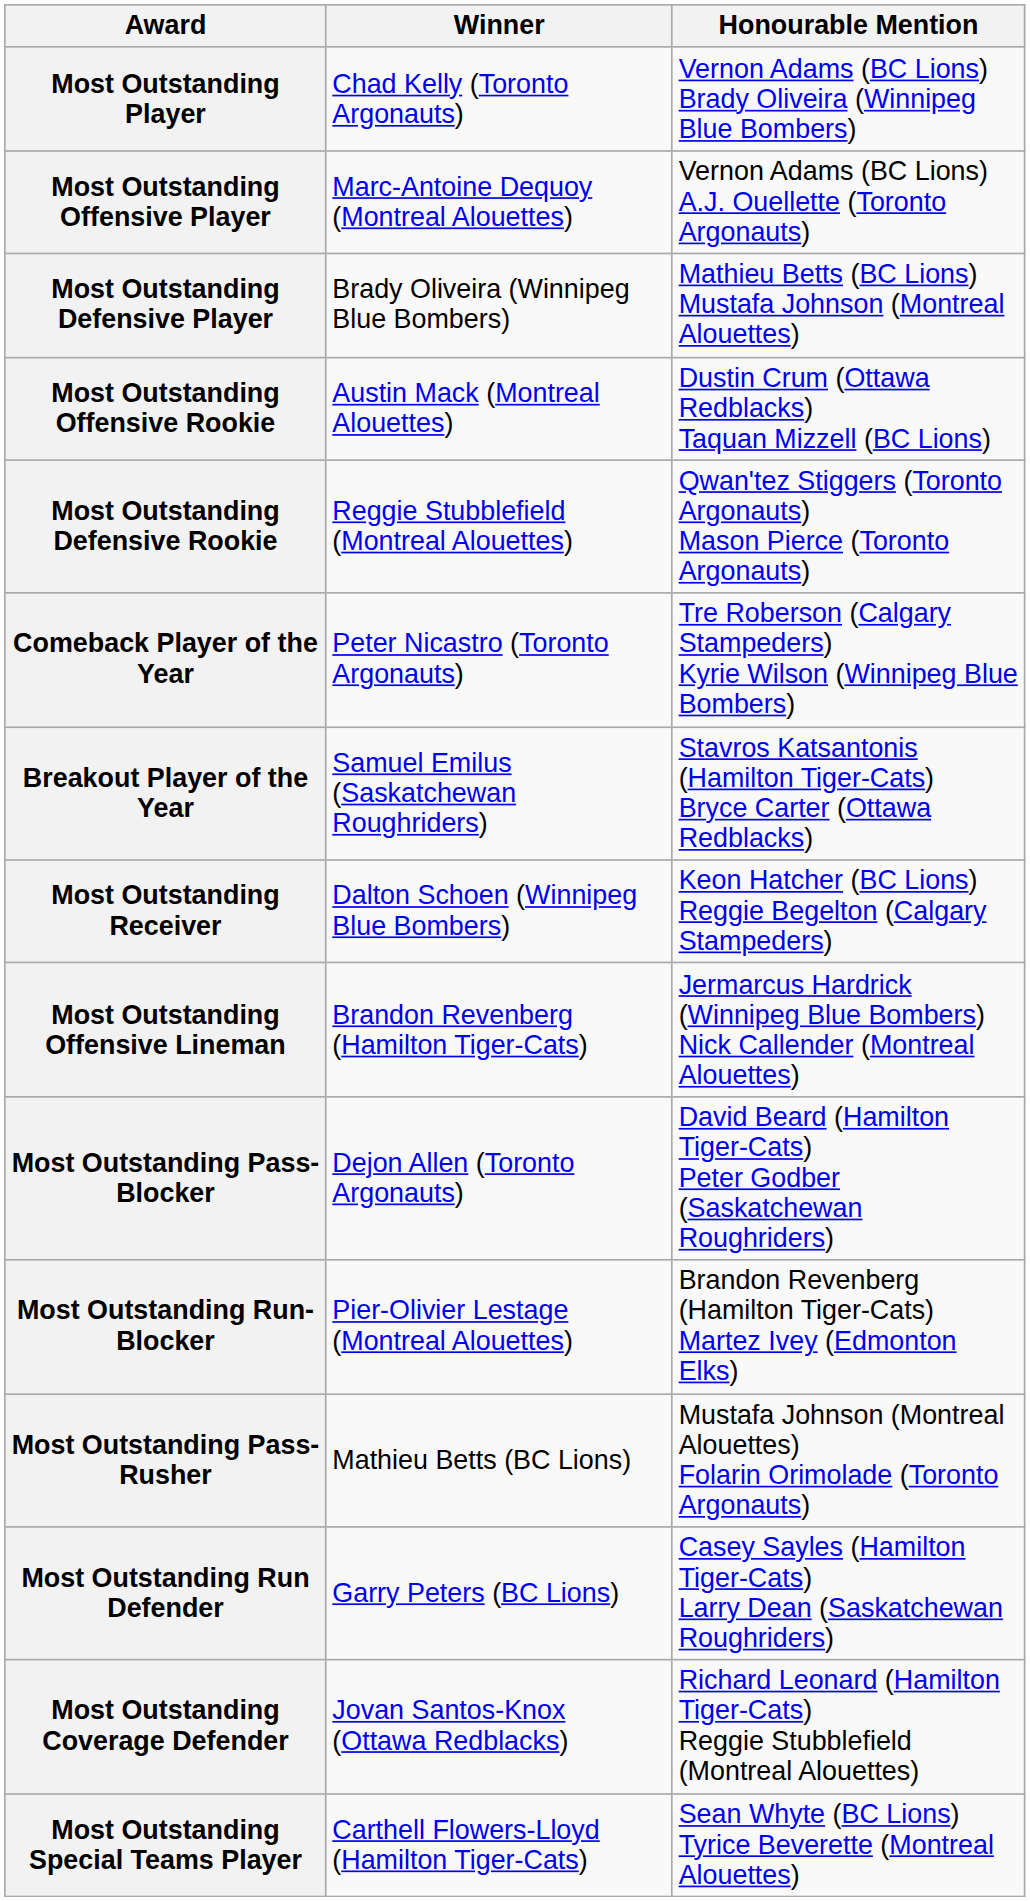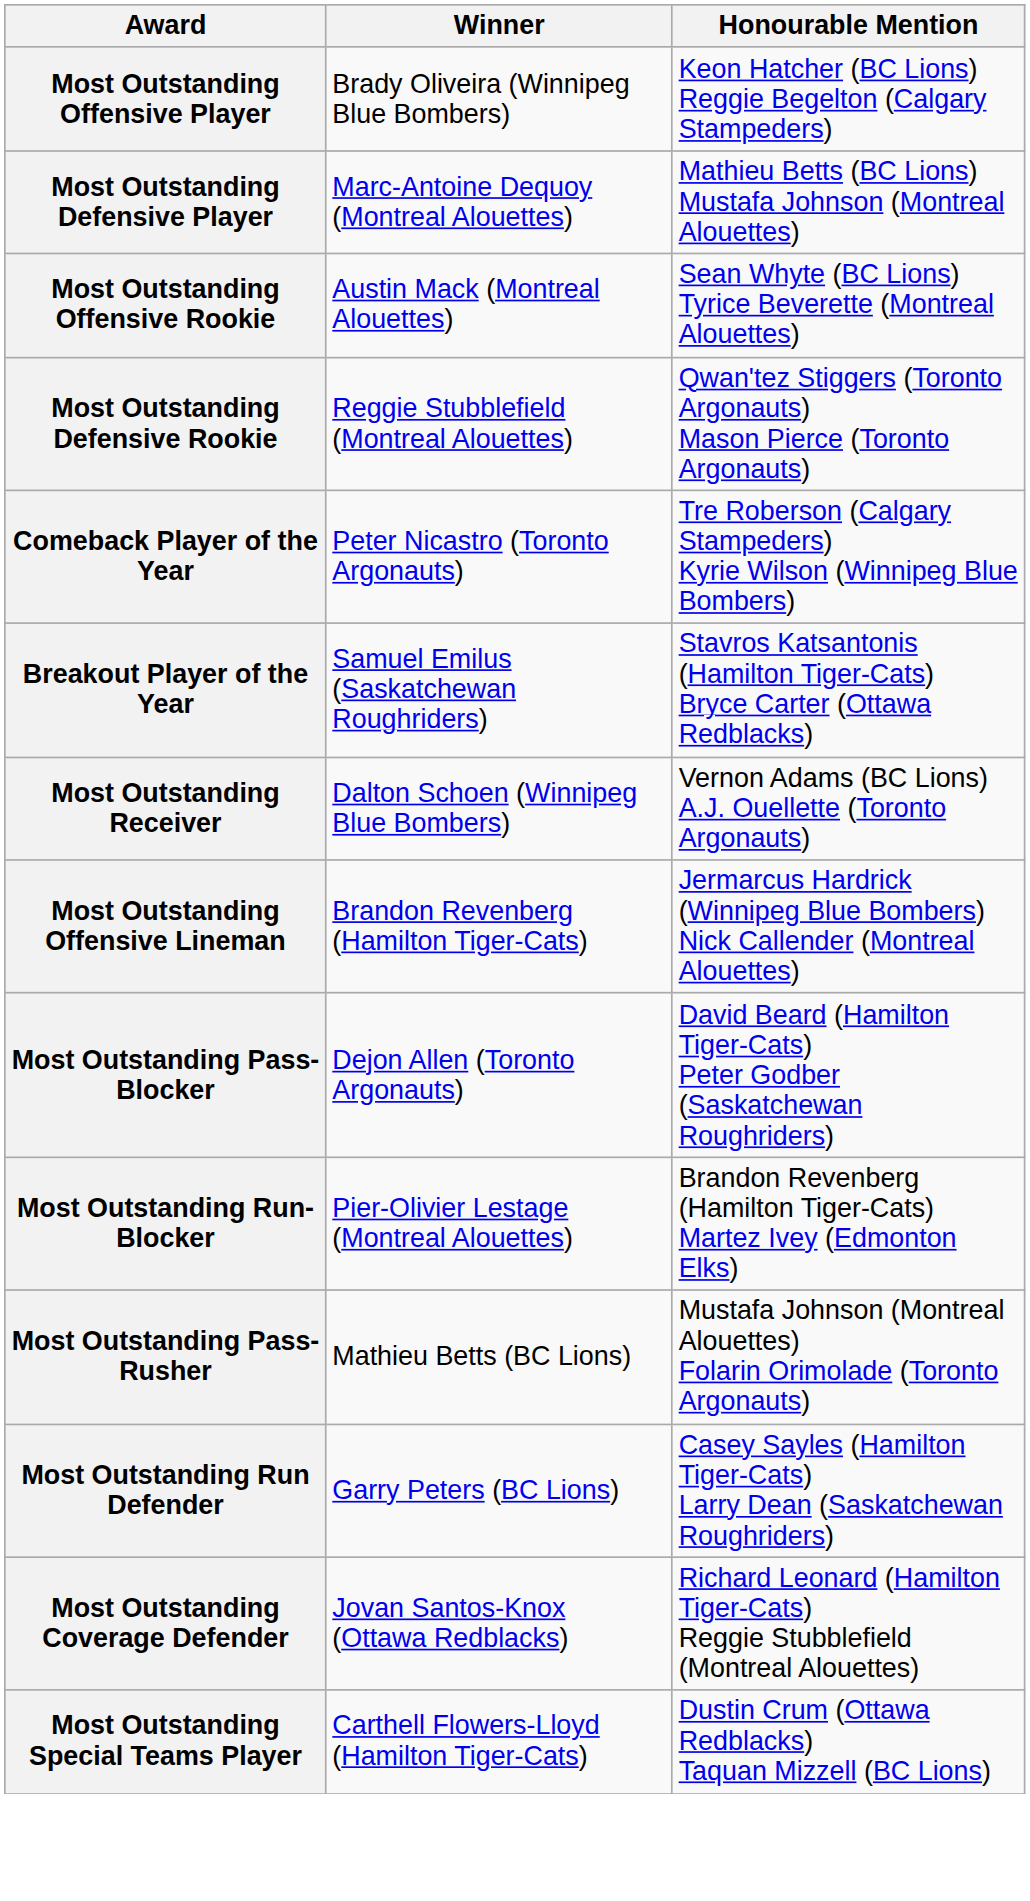- row: (165, 98)
(462, 201) Marc-Antoine Dequoy (Montreal Alouettes) -> (481, 98) Brady Oliveira (Winnipeg Blue Bombers)
(833, 201) Vernon Adams (BC Lions) A.J. Ouellette (Toronto Argonauts) -> (833, 98) Keon Hatcher (BC Lions) Reggie Begelton (Calgary Stampeders)
(481, 304) Brady Oliveira (Winnipeg Blue Bombers) -> (462, 201) Marc-Antoine Dequoy (Montreal Alouettes)
(835, 408) Dustin Crum (Ottawa Redblacks) Taquan Mizzell (BC Lions) -> (836, 304) Sean Whyte (BC Lions) Tyrice Beverette (Montreal Alouettes)
(833, 911) Keon Hatcher (BC Lions) Reggie Begelton (Calgary Stampeders) -> (833, 808) Vernon Adams (BC Lions) A.J. Ouellette (Toronto Argonauts)
(836, 1844) Sean Whyte (BC Lions) Tyrice Beverette (Montreal Alouettes) -> (835, 1741) Dustin Crum (Ottawa Redblacks) Taquan Mizzell (BC Lions)
